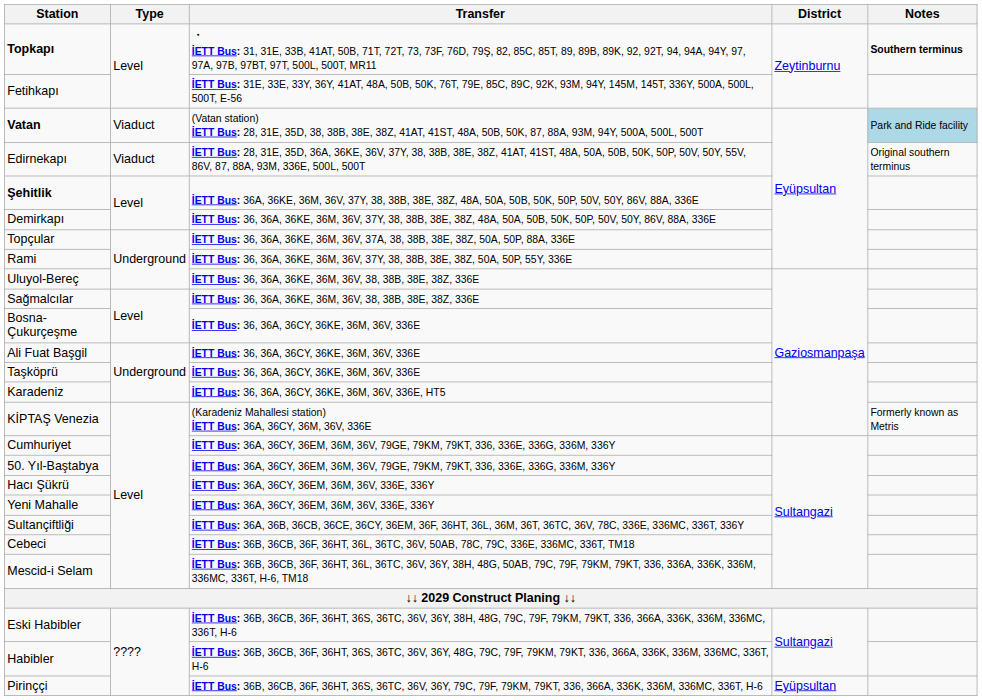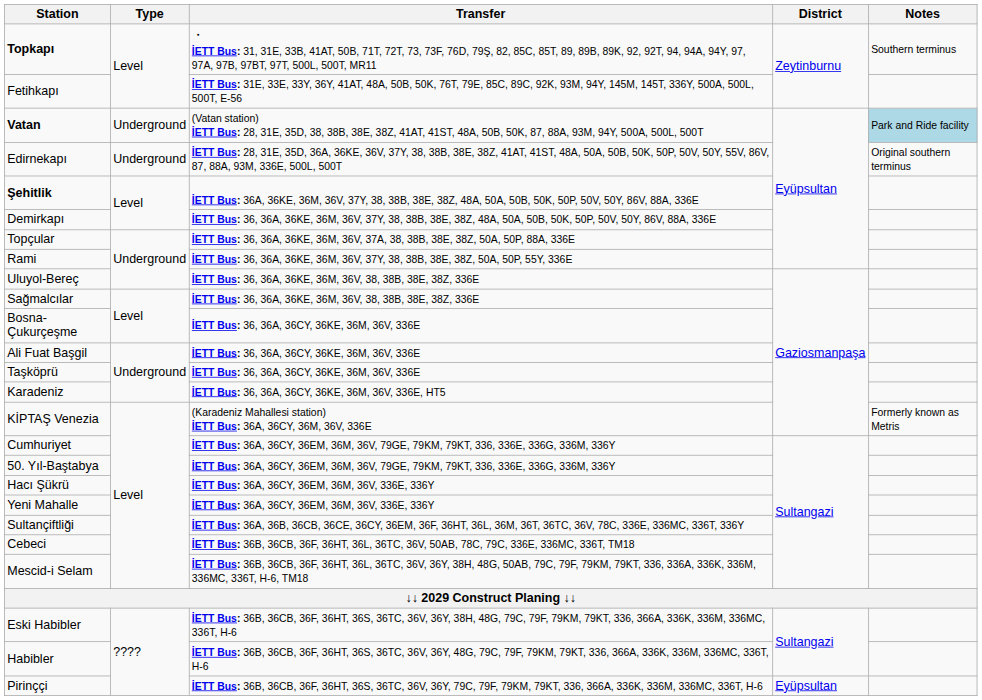(917, 49) bold -> (914, 50) normal
(134, 125) Viaduct -> (150, 125) Underground
(134, 159) Viaduct -> (150, 159) Underground
